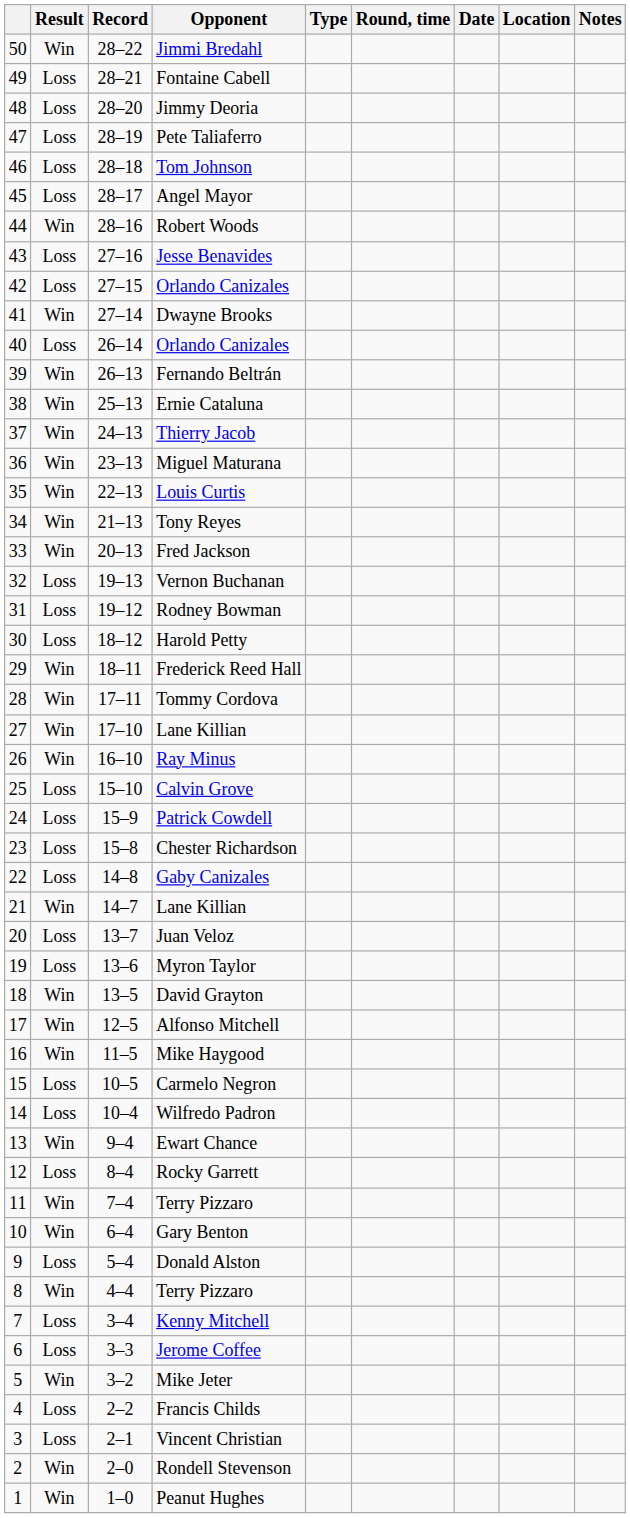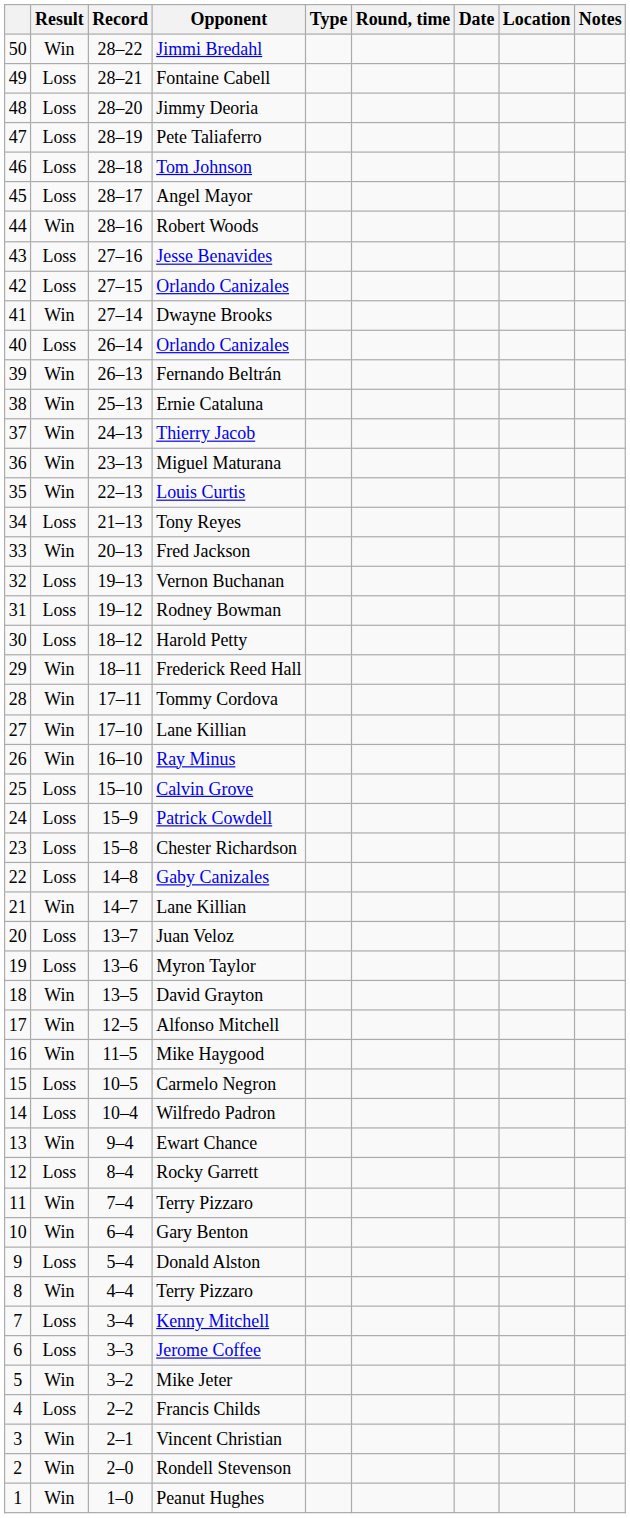(59, 522) Win -> (59, 522) Loss
(59, 1439) Loss -> (59, 1439) Win
